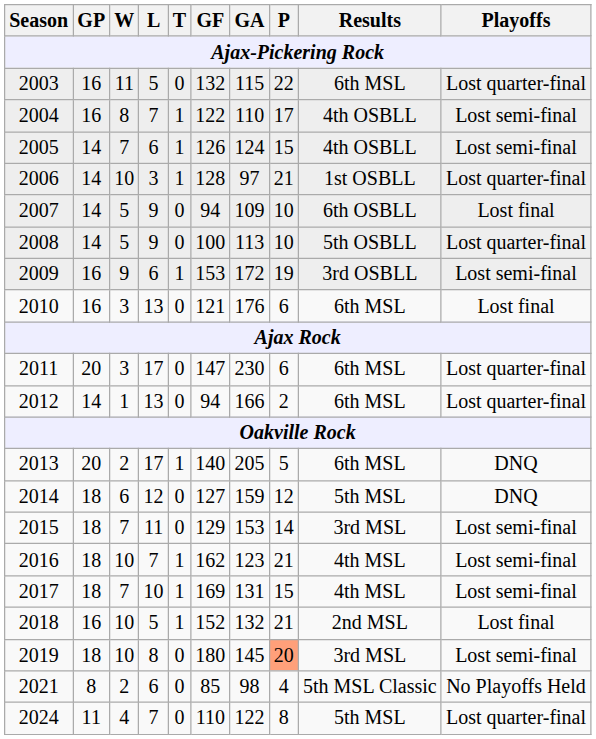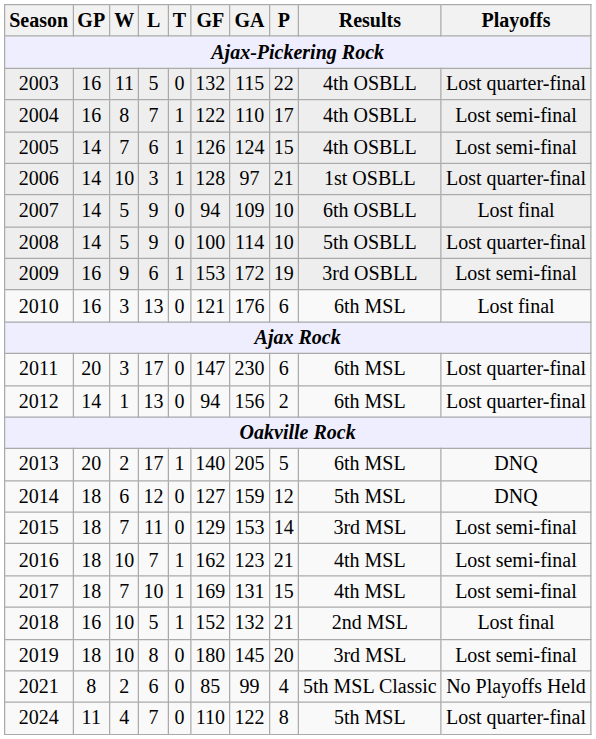(370, 83) 6th MSL -> (370, 83) 4th OSBLL
(250, 242) 113 -> (250, 242) 114
(250, 400) 166 -> (250, 400) 156
(284, 654) lightsalmon background -> (284, 654) no background
(250, 686) 98 -> (250, 686) 99
